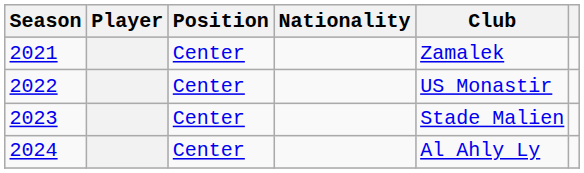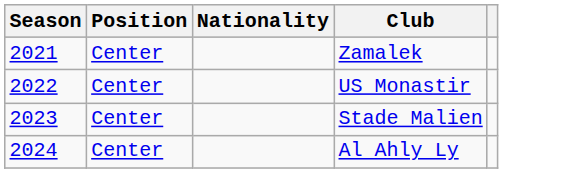- column: (127, 21)
